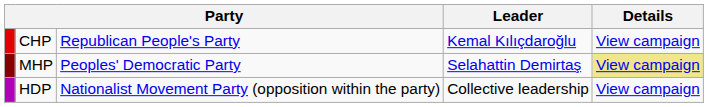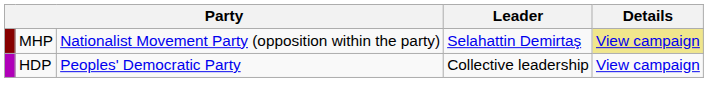- row: (35, 41)
(150, 65) Peoples' Democratic Party -> (250, 41) Nationalist Movement Party (opposition within the party)
(250, 89) Nationalist Movement Party (opposition within the party) -> (150, 65) Peoples' Democratic Party
